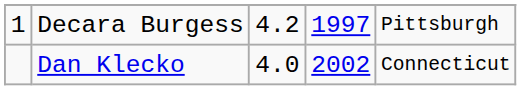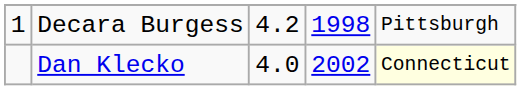(341, 25) 1997 -> (341, 25) 1998
(446, 65) no background -> (446, 65) lightyellow background
